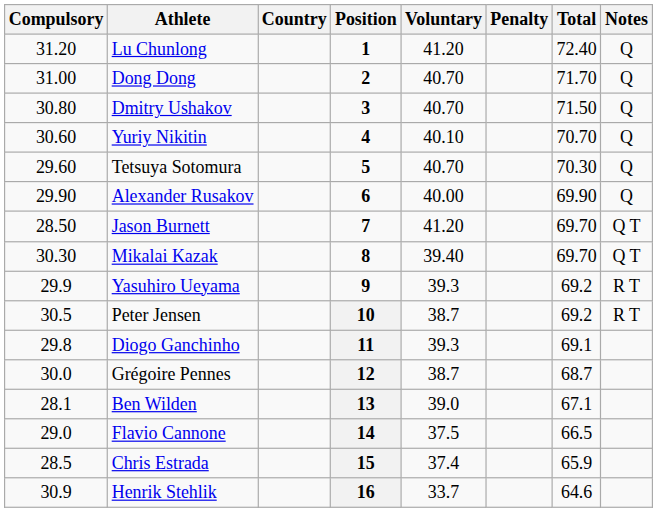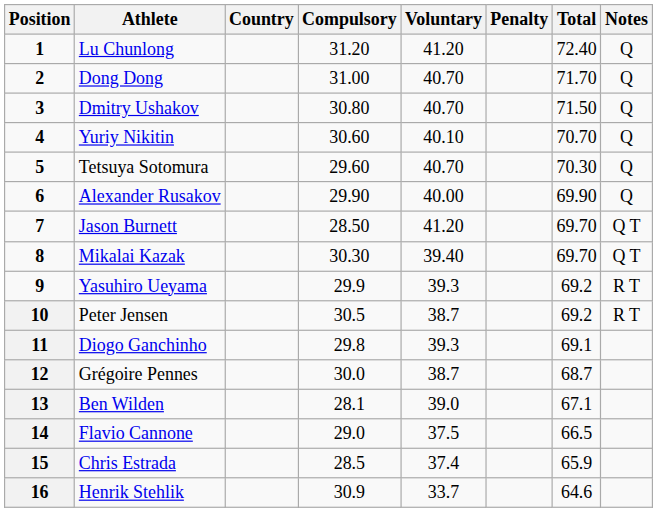columns swapped: (366, 19) <-> (56, 19)
